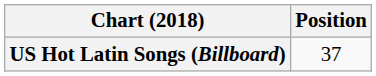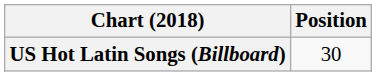(331, 53) 37 -> (331, 53) 30
